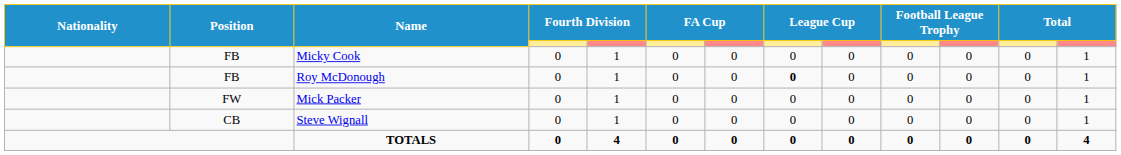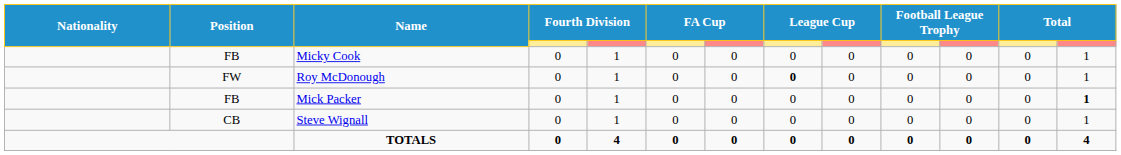(232, 78) FB -> (232, 78) FW
(232, 98) FW -> (232, 98) FB
(1087, 98) normal -> (1087, 98) bold
